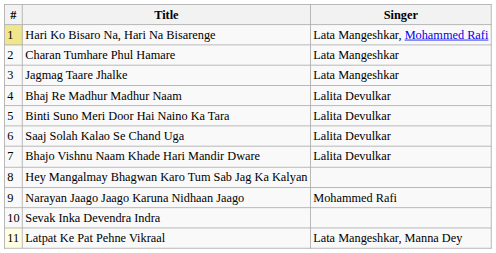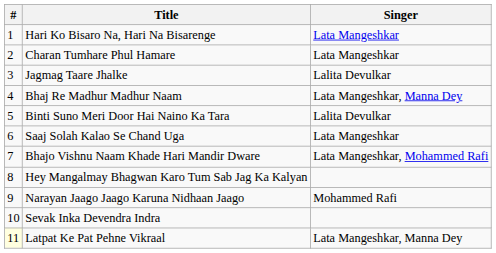(10, 35) khaki background -> (10, 35) no background
(401, 35) Lata Mangeshkar, Mohammed Rafi -> (356, 35) Lata Mangeshkar
(356, 75) Lata Mangeshkar -> (352, 75) Lalita Devulkar
(352, 96) Lalita Devulkar -> (388, 96) Lata Mangeshkar, Manna Dey
(352, 136) Lalita Devulkar -> (356, 136) Lata Mangeshkar
(352, 156) Lalita Devulkar -> (401, 156) Lata Mangeshkar, Mohammed Rafi
